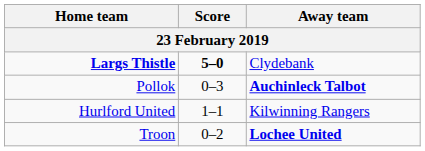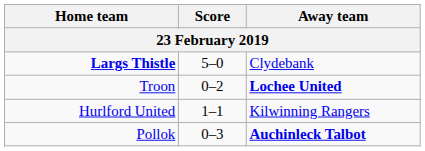(212, 63) bold -> (212, 63) normal
rows swapped: (157, 134) <-> (156, 87)
